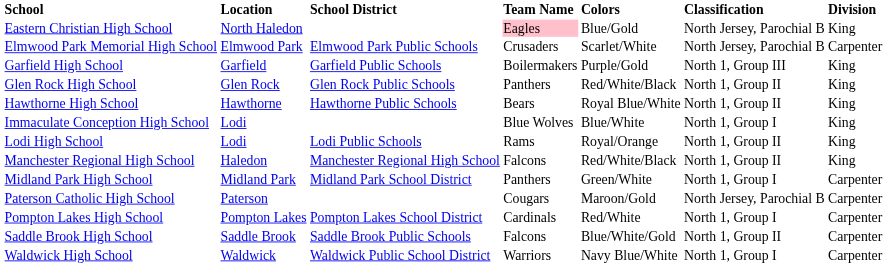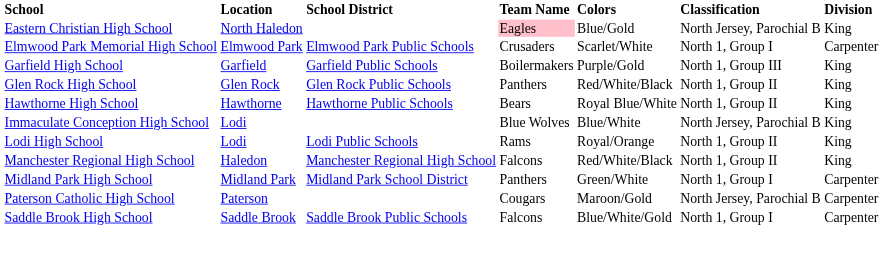(754, 47) North Jersey, Parochial B -> (727, 47) North 1, Group I
(730, 122) North 1, Group I -> (751, 122) North Jersey, Parochial B
- row: (84, 217)
(733, 236) North 1, Group II -> (727, 217) North 1, Group I
- row: (69, 255)
